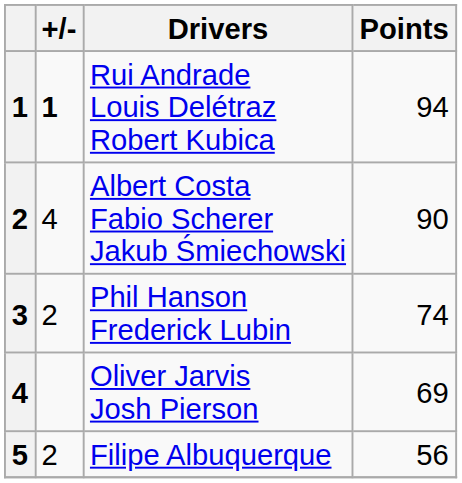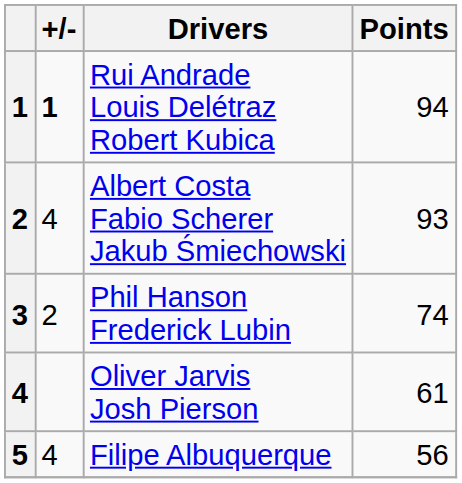(432, 219) 90 -> (432, 219) 93
(432, 393) 69 -> (432, 393) 61
(50, 455) 2 -> (50, 455) 4
